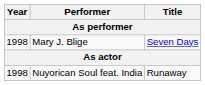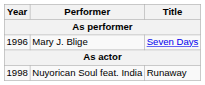(17, 42) 1998 -> (17, 42) 1996
